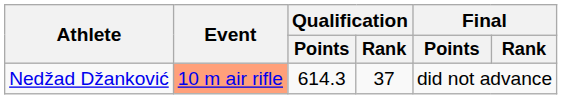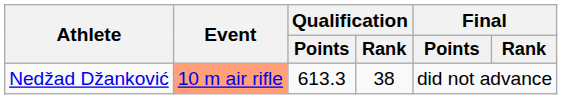(322, 79) 614.3 -> (322, 79) 613.3
(384, 79) 37 -> (384, 79) 38
